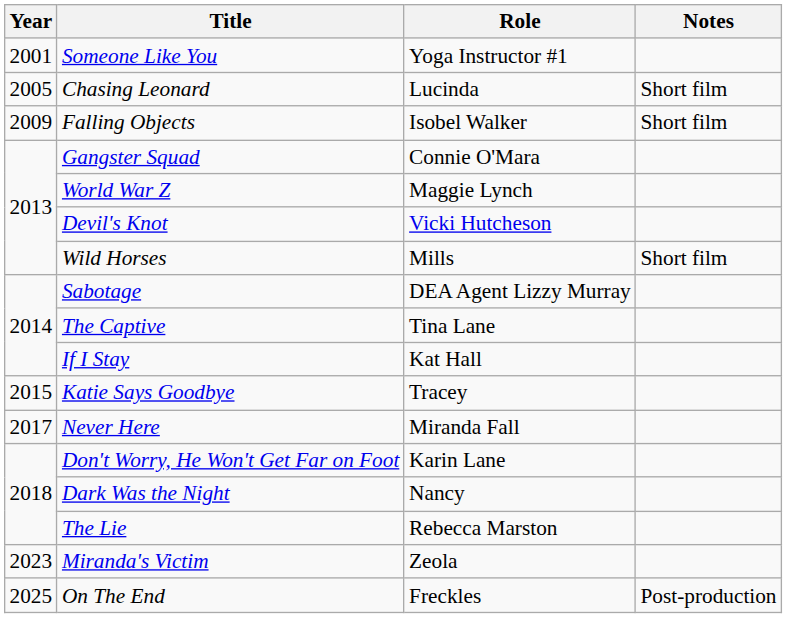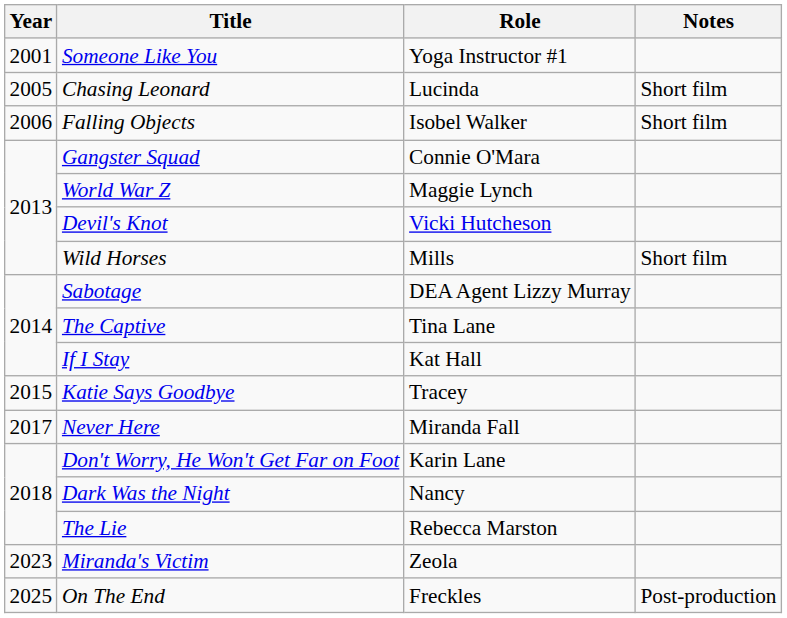(31, 122) 2009 -> (31, 122) 2006
